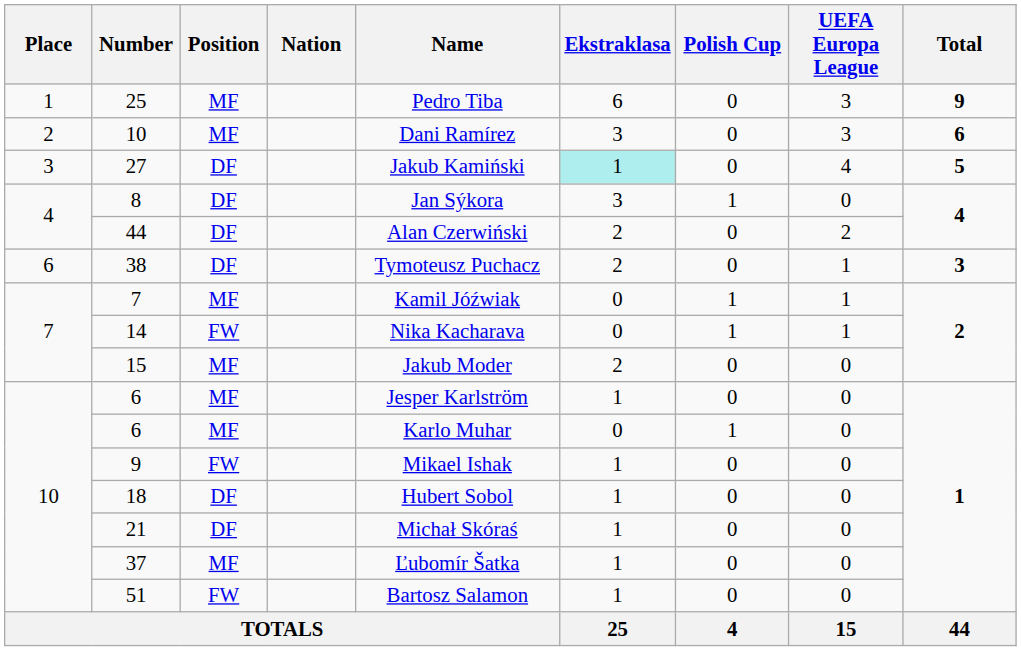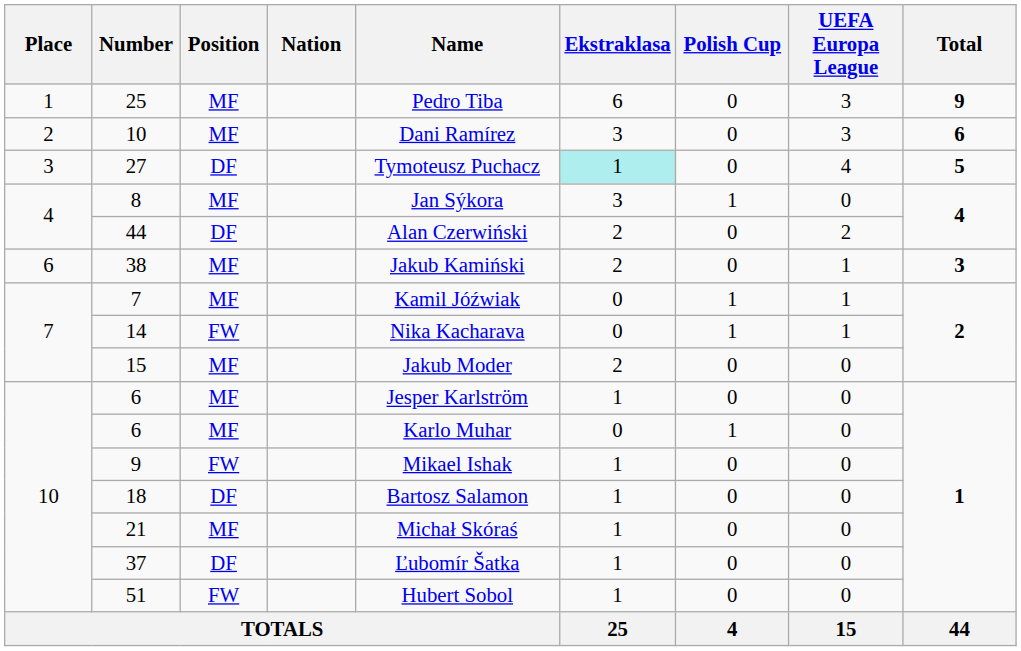(457, 166) Jakub Kamiński -> (457, 166) Tymoteusz Puchacz
(224, 199) DF -> (224, 199) MF
(224, 265) DF -> (224, 265) MF
(457, 265) Tymoteusz Puchacz -> (457, 265) Jakub Kamiński
(457, 496) Hubert Sobol -> (457, 496) Bartosz Salamon
(224, 529) DF -> (224, 529) MF
(224, 562) MF -> (224, 562) DF
(457, 595) Bartosz Salamon -> (457, 595) Hubert Sobol
